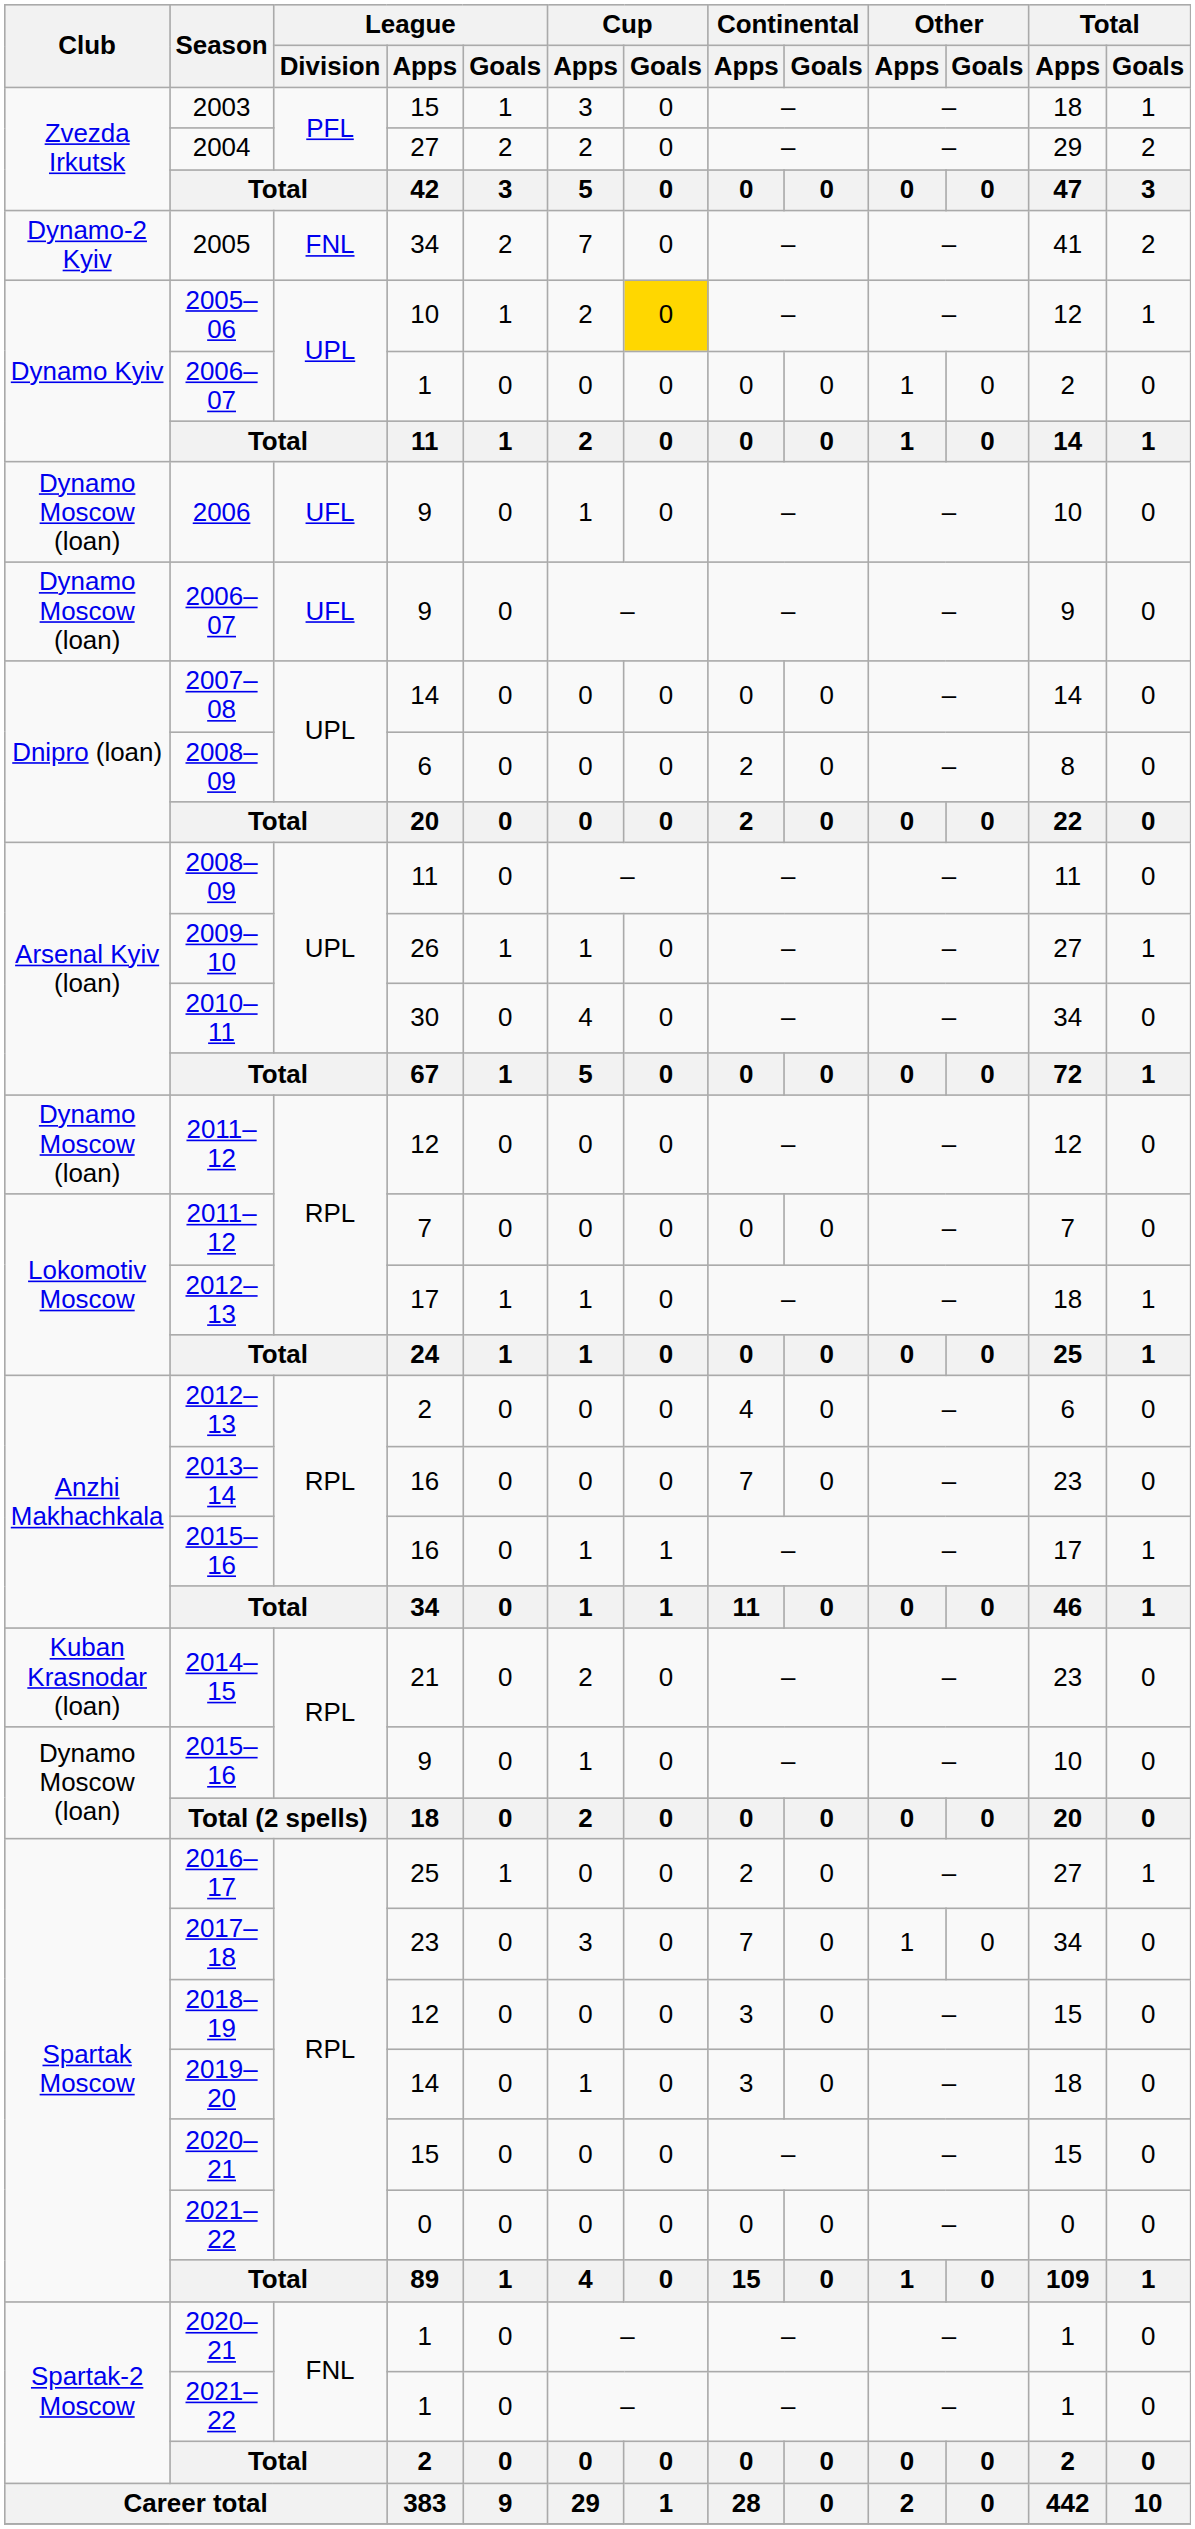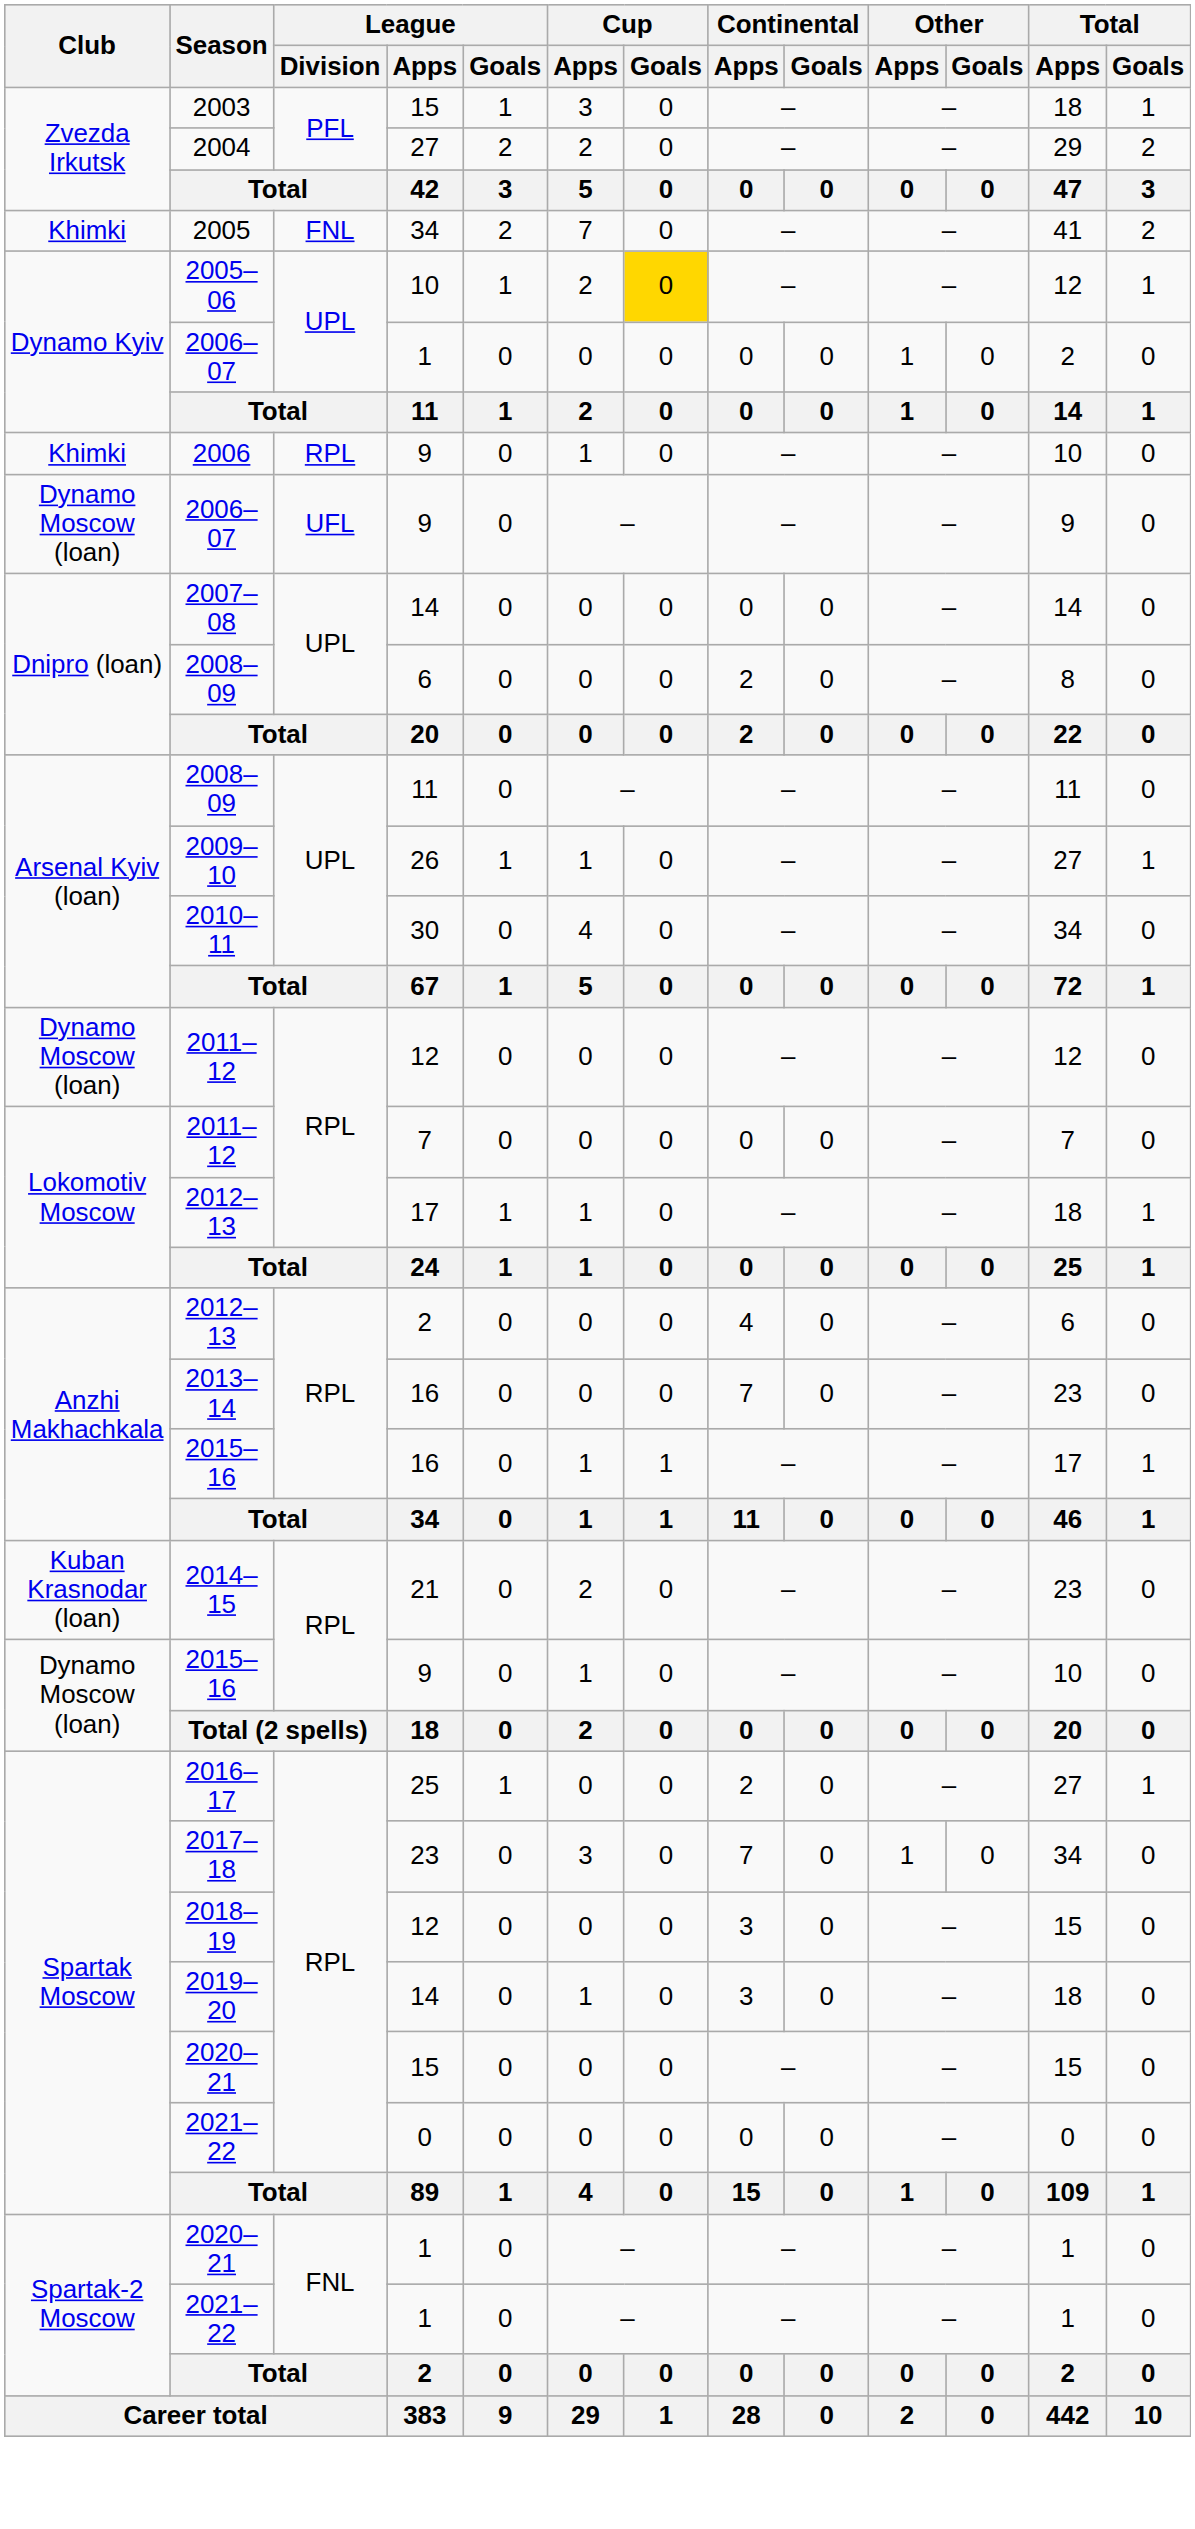(87, 245) Dynamo-2 Kyiv -> (87, 230) Khimki
(87, 511) Dynamo Moscow (loan) -> (87, 453) Khimki
(330, 511) UFL -> (330, 453) RPL
